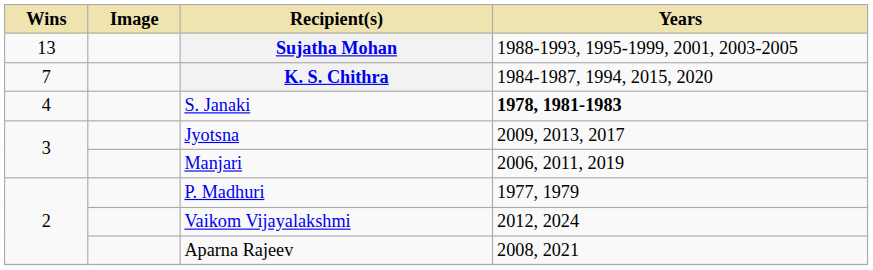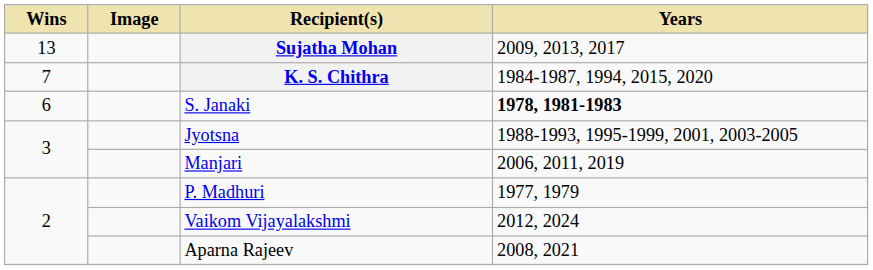(648, 47) 1988-1993, 1995-1999, 2001, 2003-2005 -> (561, 47) 2009, 2013, 2017
(46, 105) 4 -> (46, 105) 6
(561, 134) 2009, 2013, 2017 -> (648, 134) 1988-1993, 1995-1999, 2001, 2003-2005
